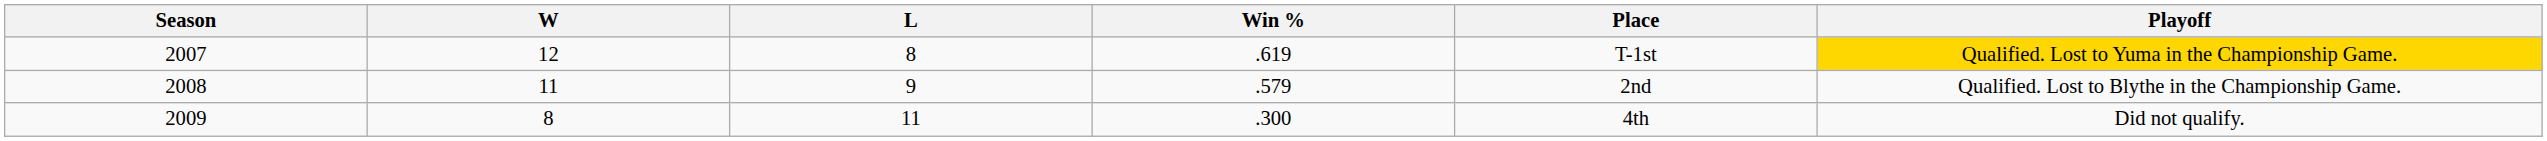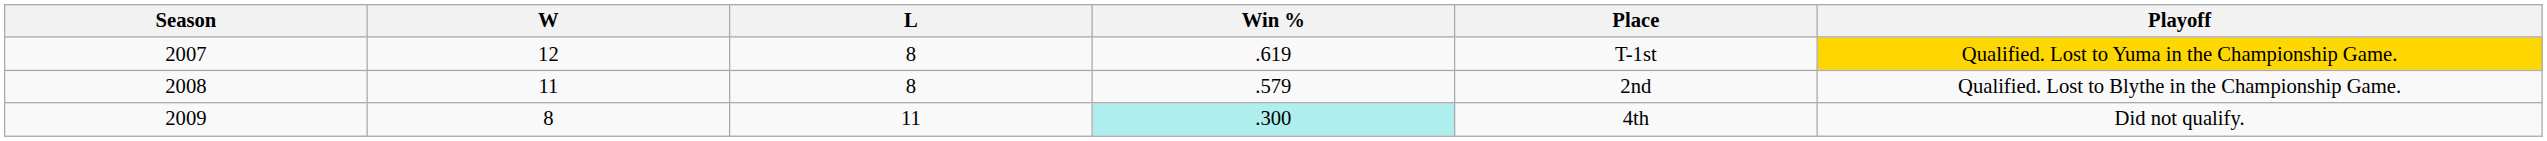(911, 86) 9 -> (911, 86) 8
(1273, 119) no background -> (1273, 119) paleturquoise background
